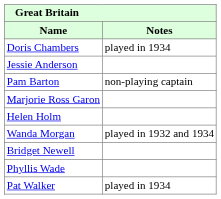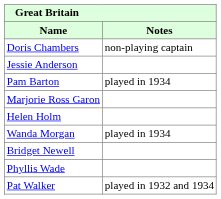(138, 47) played in 1934 -> (149, 47) non-playing captain
(149, 82) non-playing captain -> (138, 82) played in 1934
(159, 133) played in 1932 and 1934 -> (138, 133) played in 1934
(138, 185) played in 1934 -> (159, 185) played in 1932 and 1934
